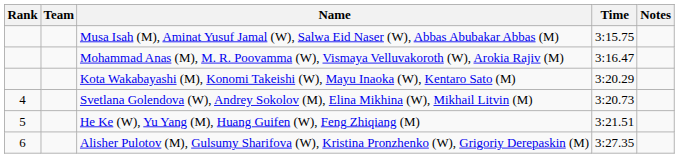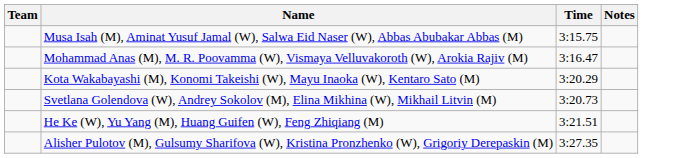- column: (23, 15)
